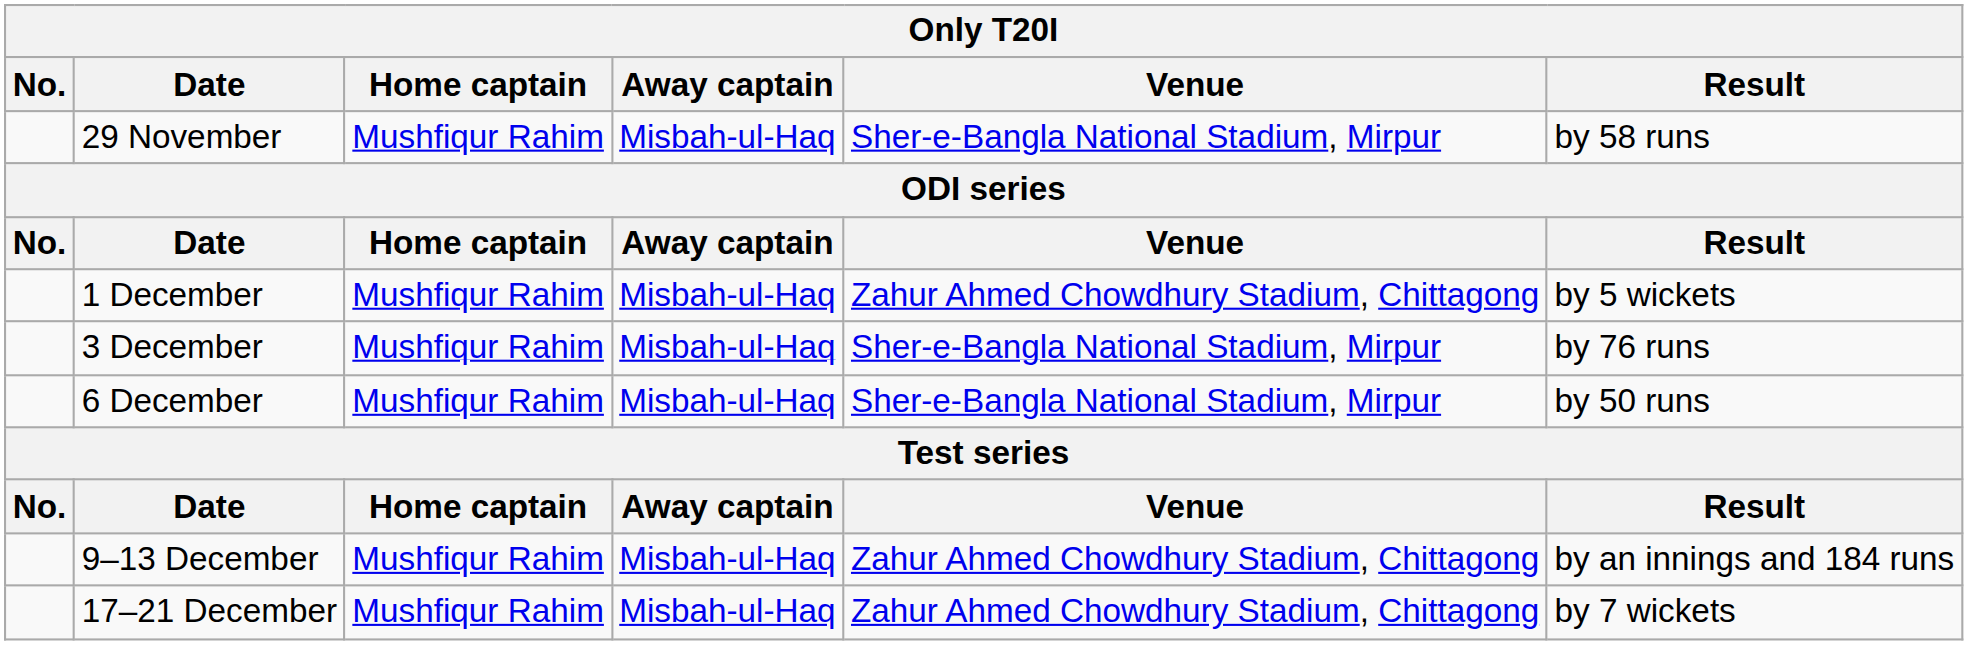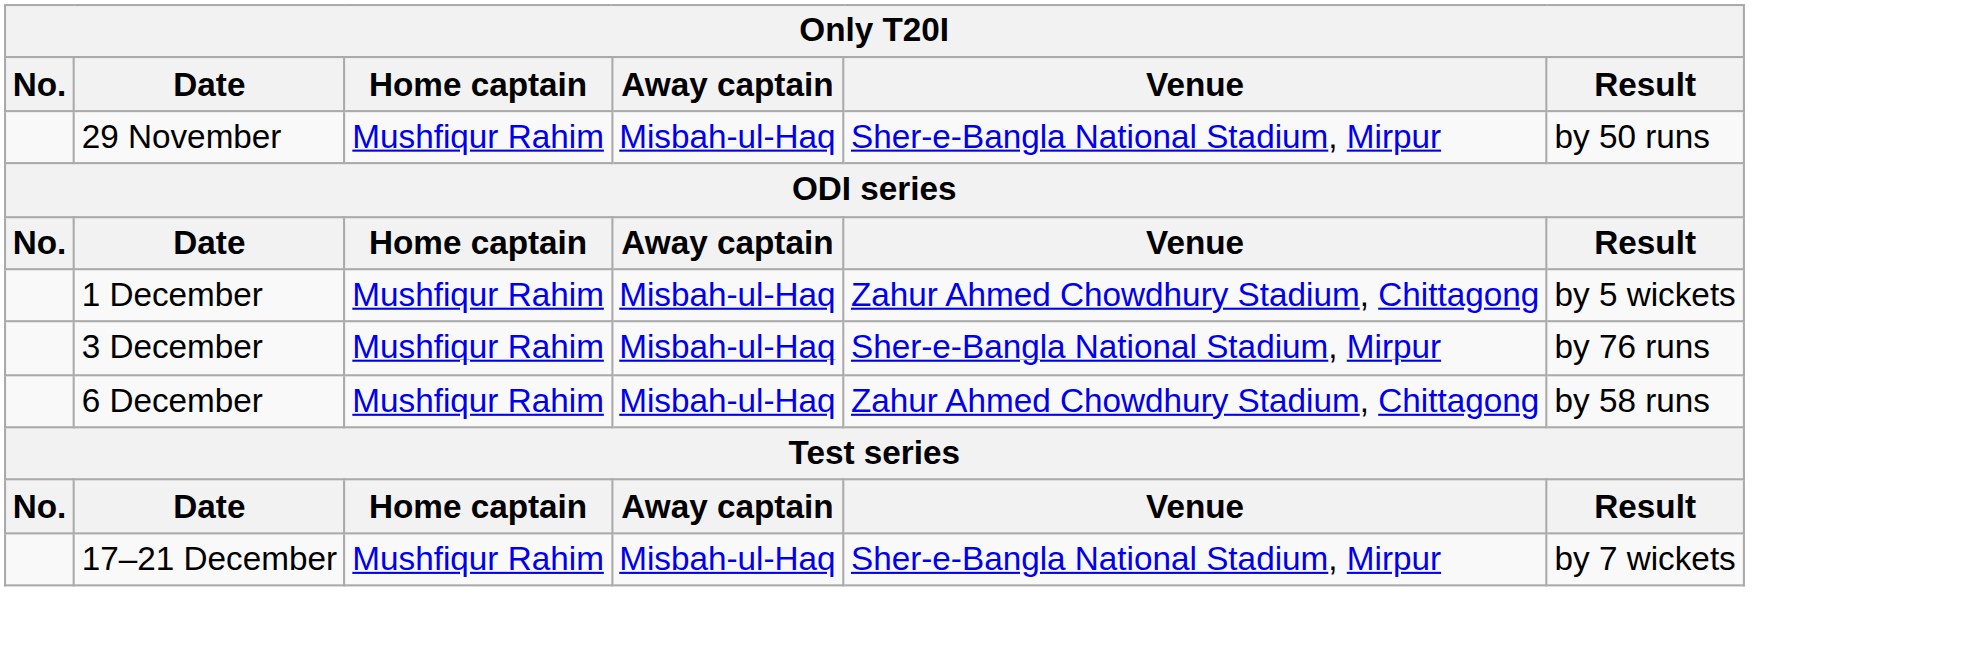(1632, 136) by 58 runs -> (1632, 136) by 50 runs
(1146, 400) Sher-e-Bangla National Stadium, Mirpur -> (1195, 400) Zahur Ahmed Chowdhury Stadium, Chittagong
(1632, 400) by 50 runs -> (1632, 400) by 58 runs
- row: (200, 558)
(1195, 611) Zahur Ahmed Chowdhury Stadium, Chittagong -> (1146, 558) Sher-e-Bangla National Stadium, Mirpur
